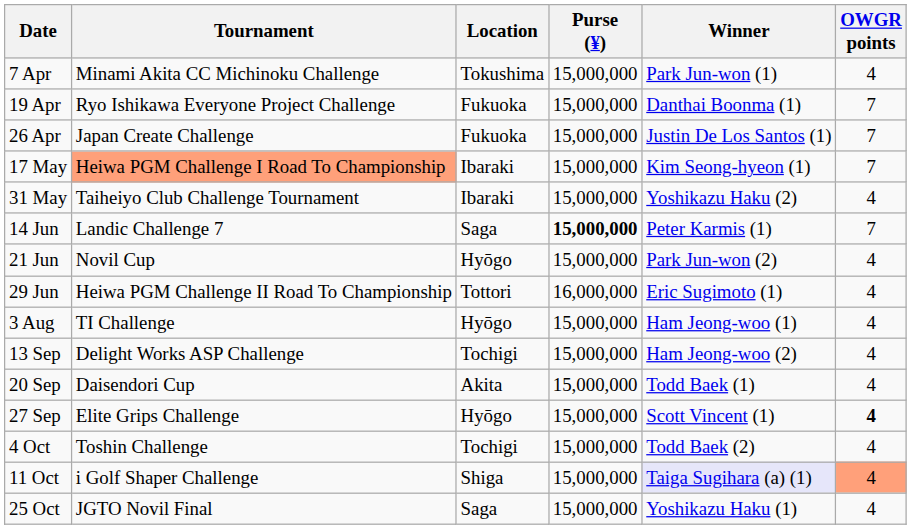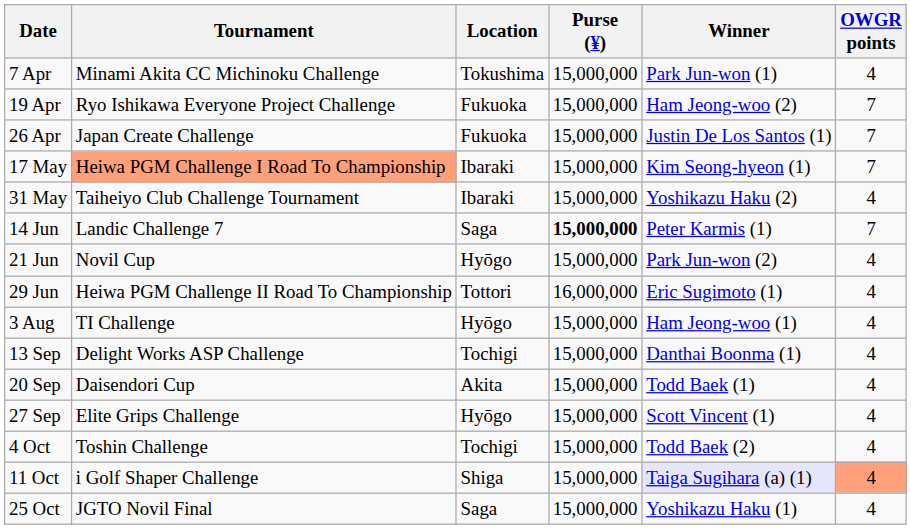(724, 104) Danthai Boonma (1) -> (722, 104) Ham Jeong-woo (2)
(722, 353) Ham Jeong-woo (2) -> (724, 353) Danthai Boonma (1)
(871, 415) bold -> (871, 415) normal
